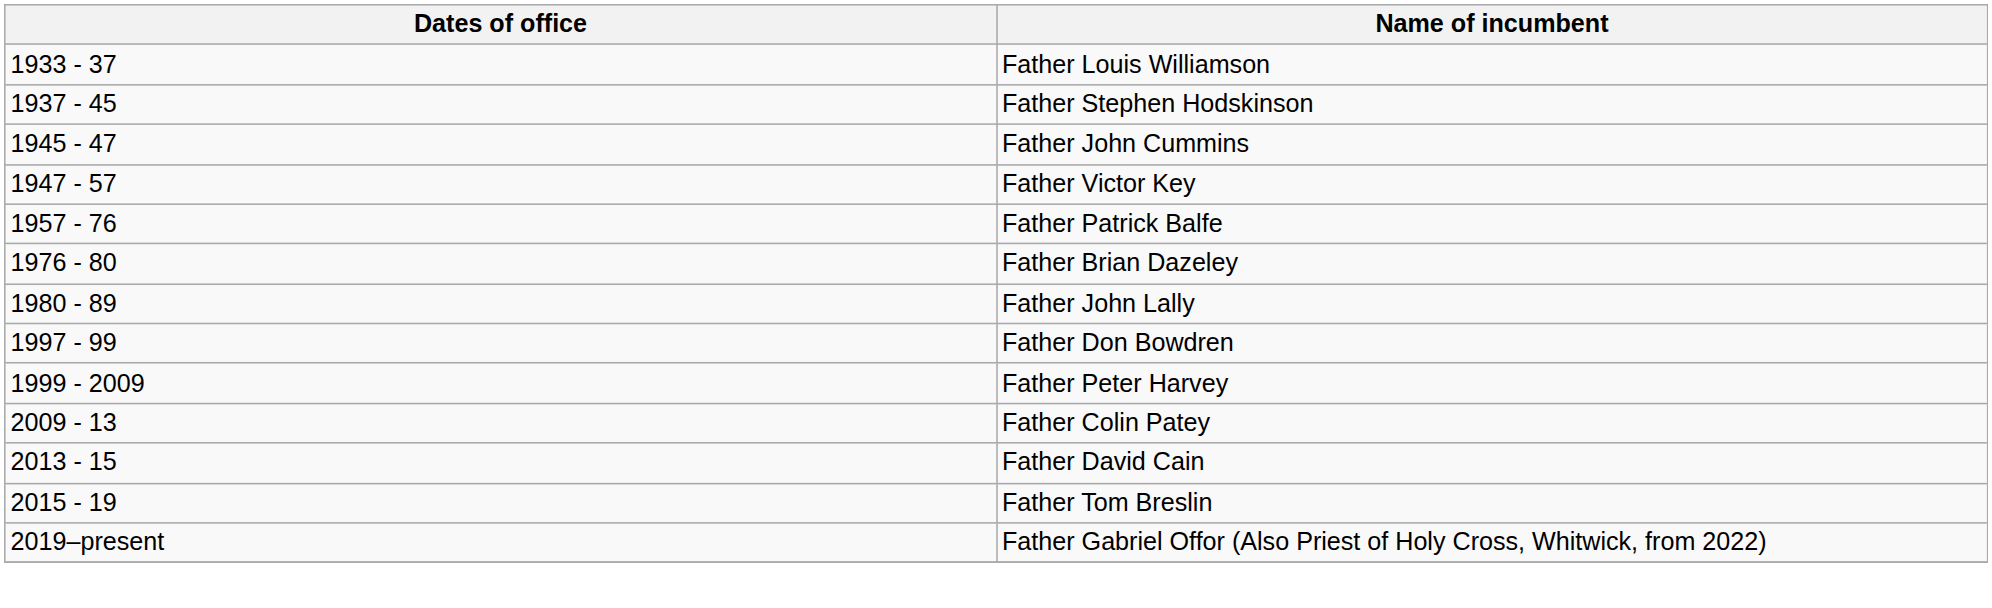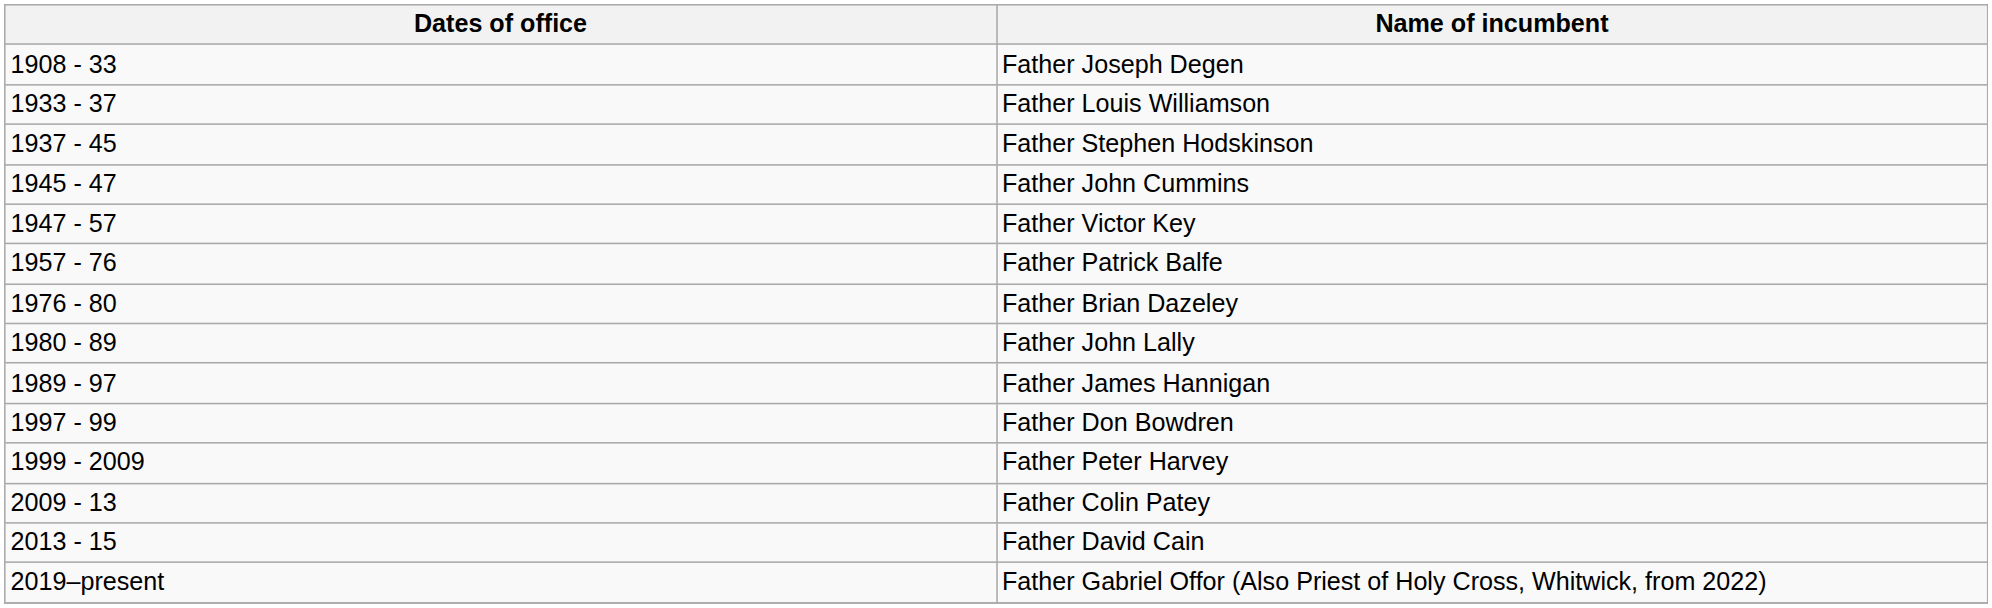+ row: (1123, 64)
+ row: (1136, 382)
- row: (1107, 502)
